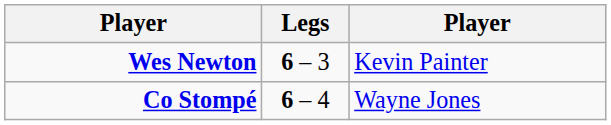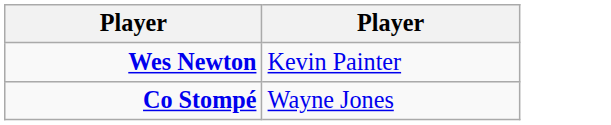- column: (305, 23)
